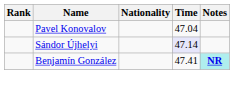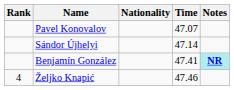(186, 28) 47.04 -> (186, 28) 47.07
(186, 45) lavender background -> (186, 45) no background
+ row: (65, 77)
